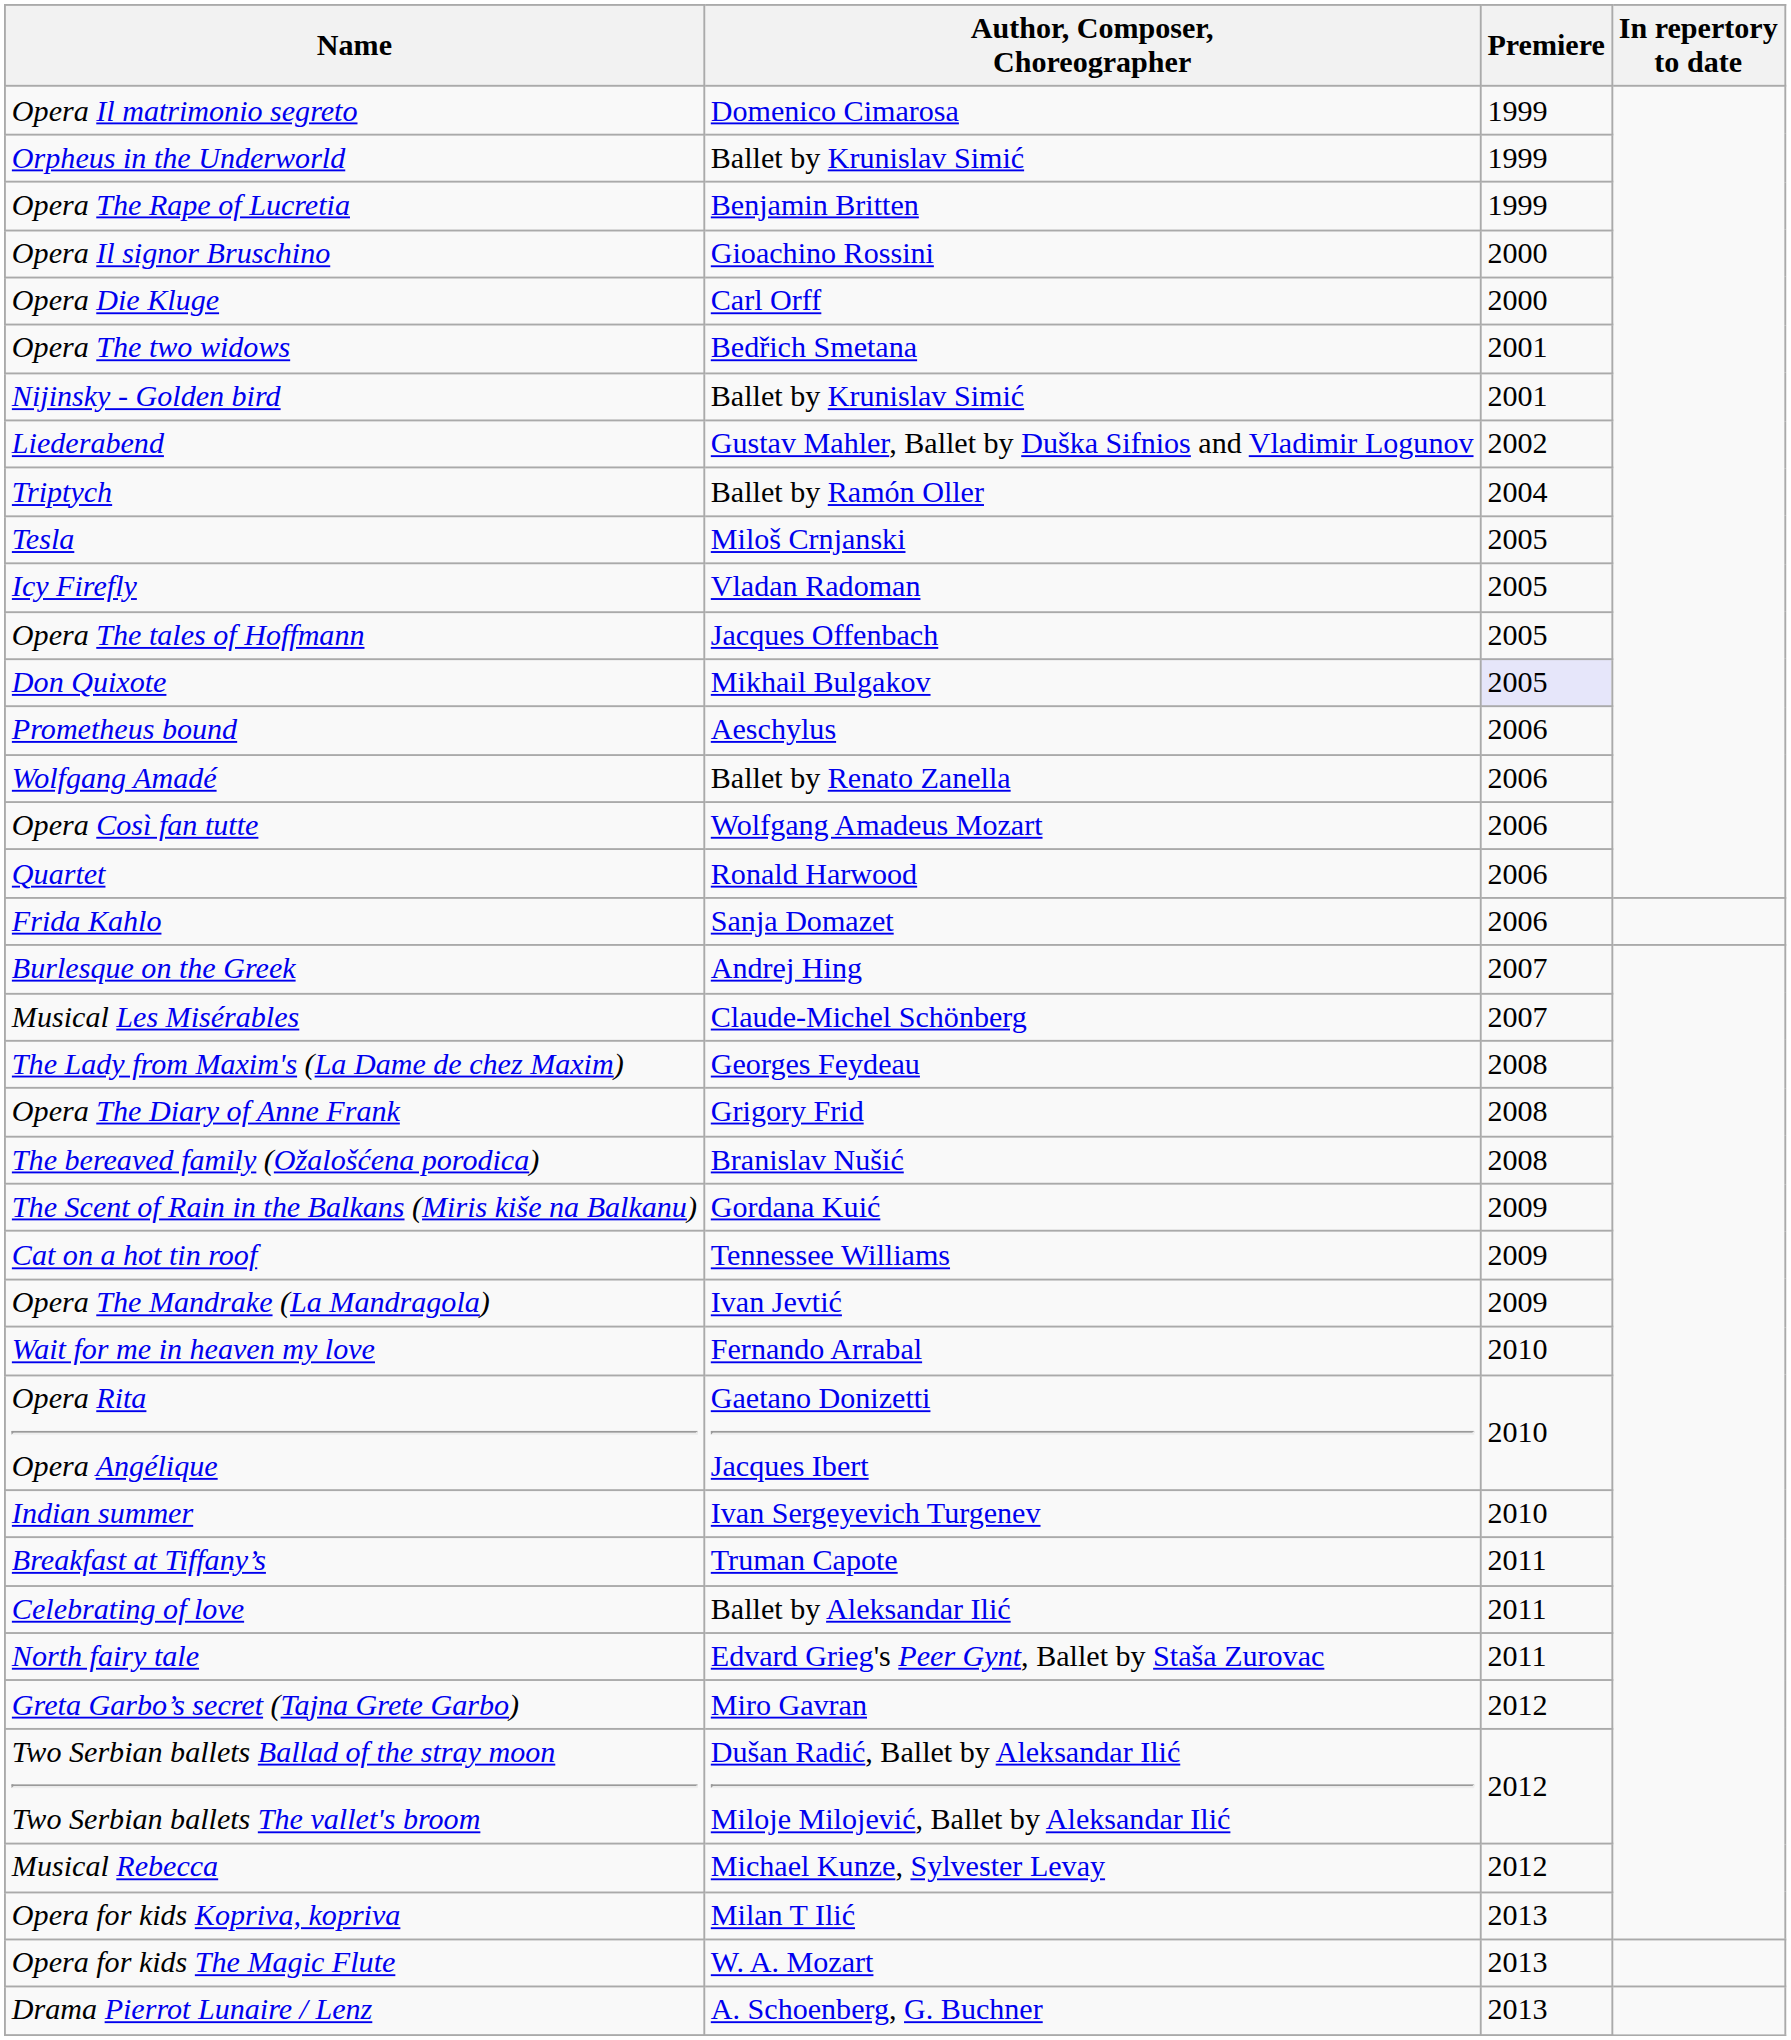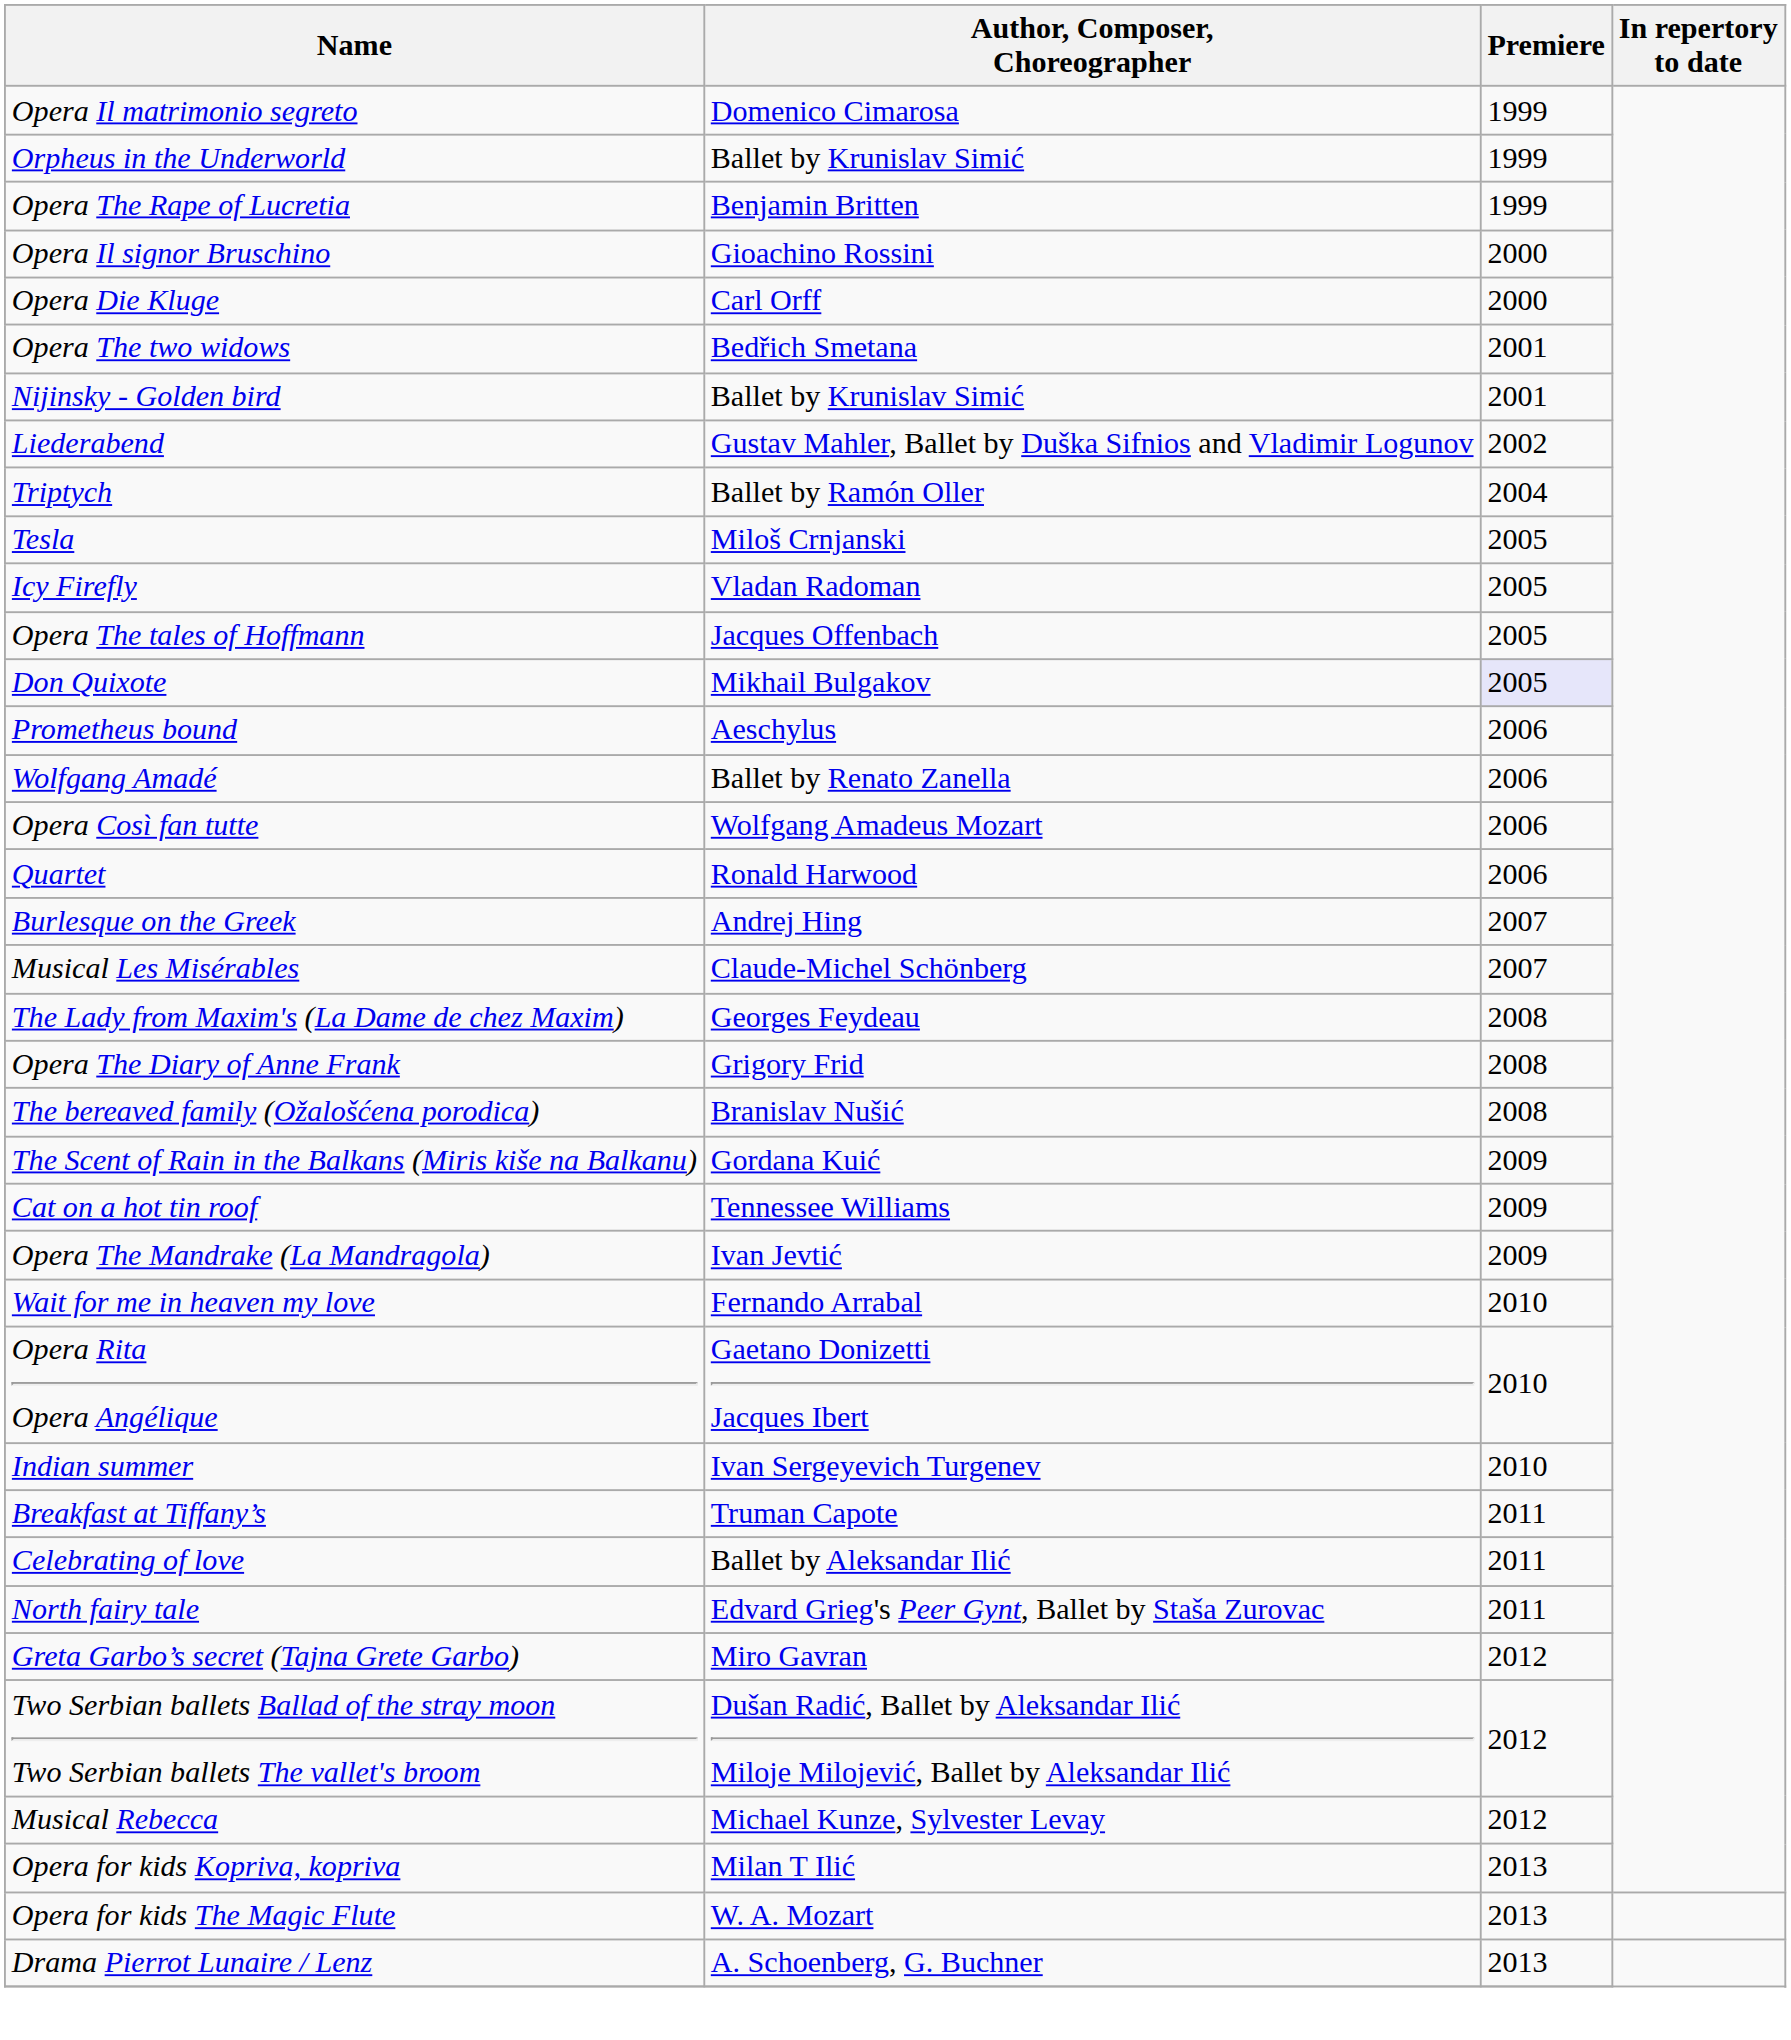- row: (87, 920)
